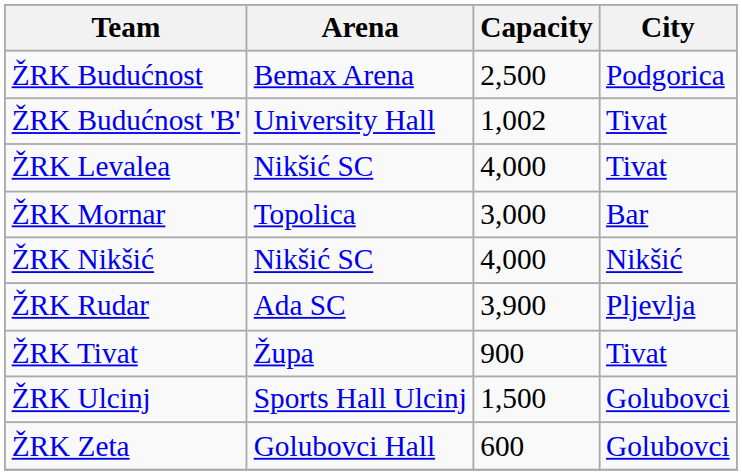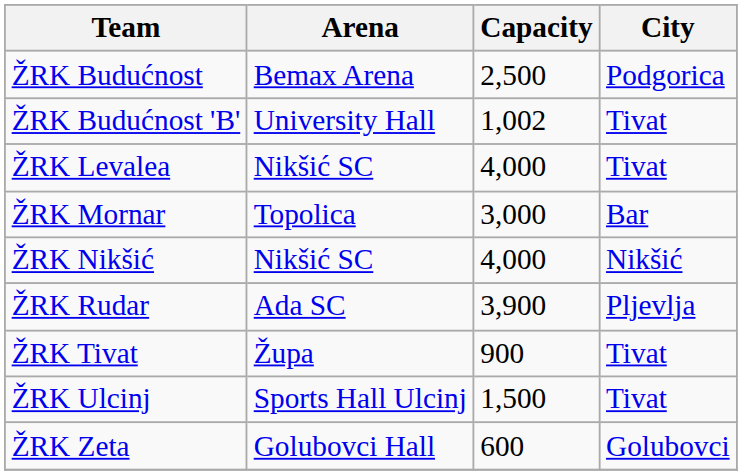(668, 399) Golubovci -> (636, 399) Tivat
